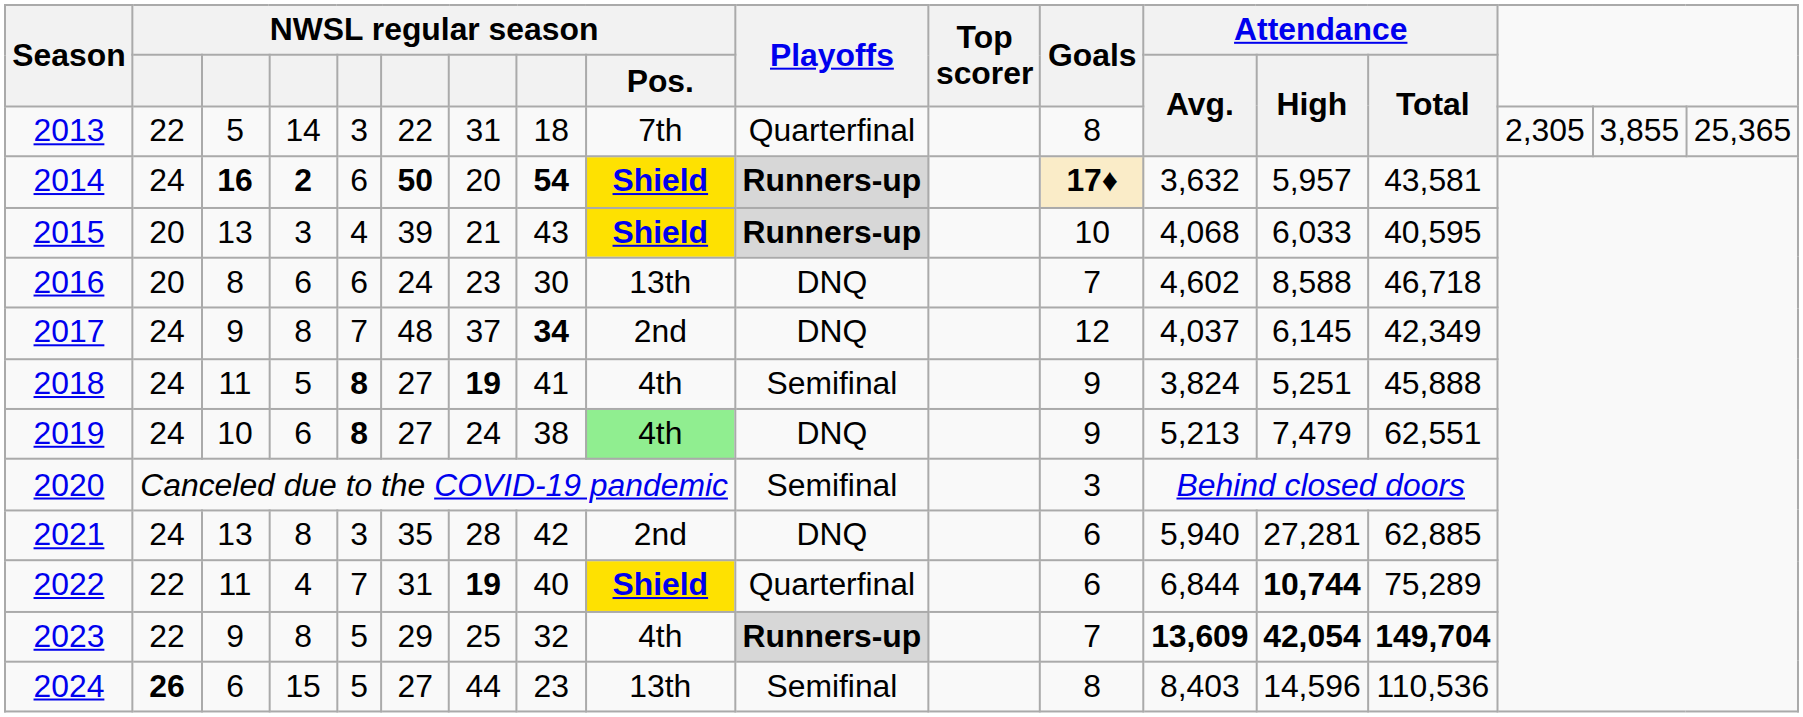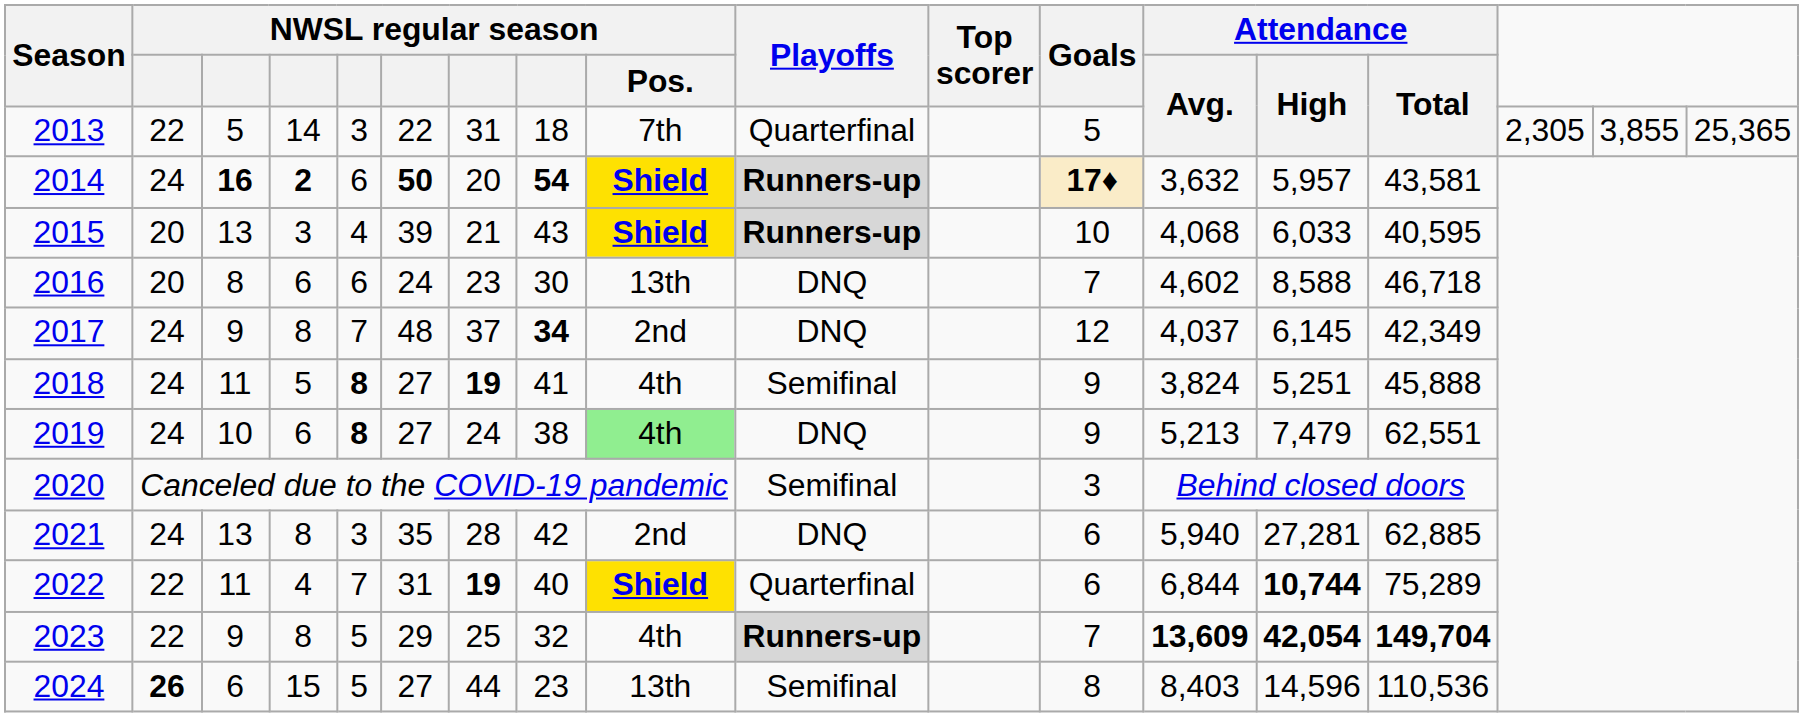(1092, 130) 8 -> (1092, 130) 5
